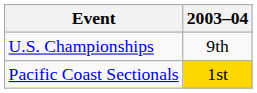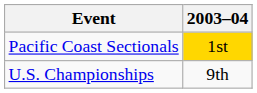rows swapped: (81, 46) <-> (94, 74)
